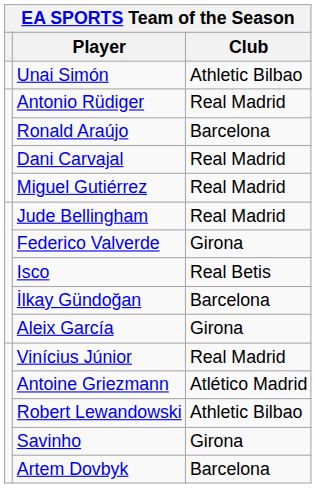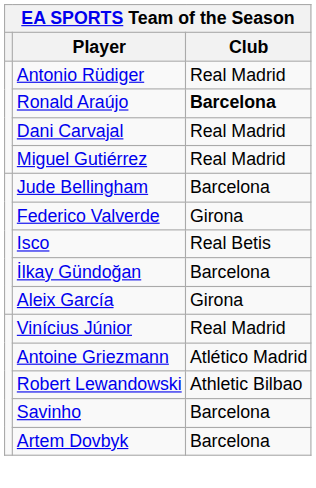- row: (63, 74)
(230, 131) normal -> (233, 103) bold
(238, 215) Real Madrid -> (230, 187) Barcelona
(217, 441) Girona -> (230, 412) Barcelona
